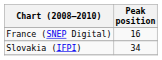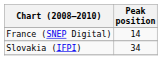(136, 34) 16 -> (136, 34) 14
